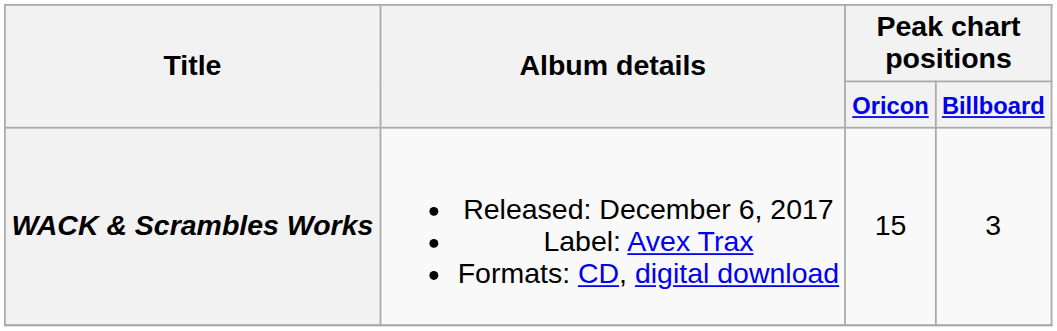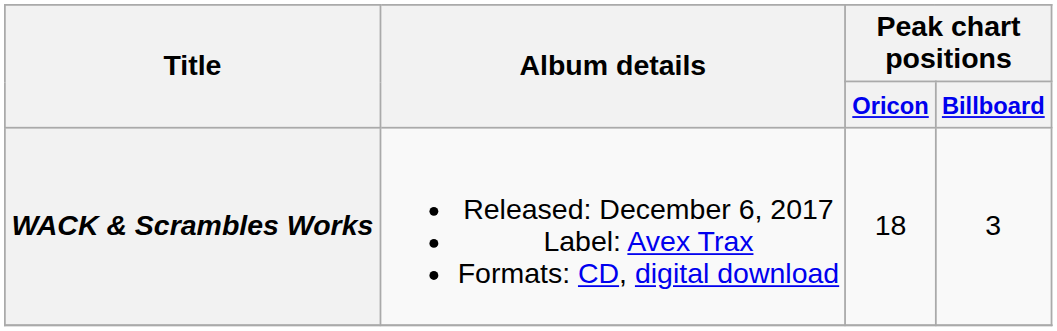(891, 225) 15 -> (891, 225) 18
